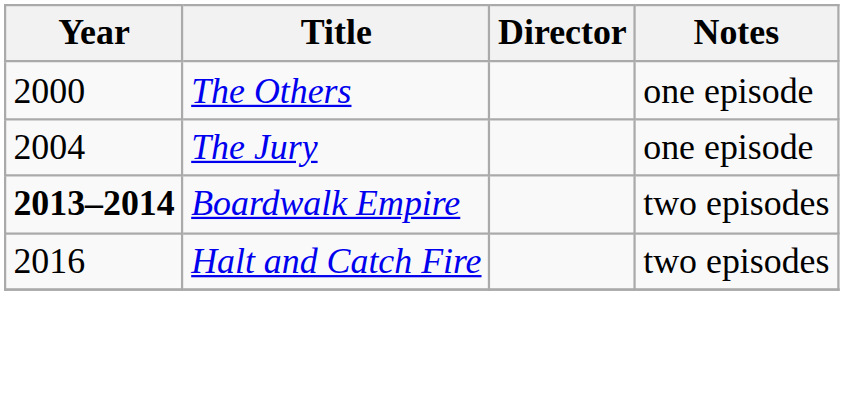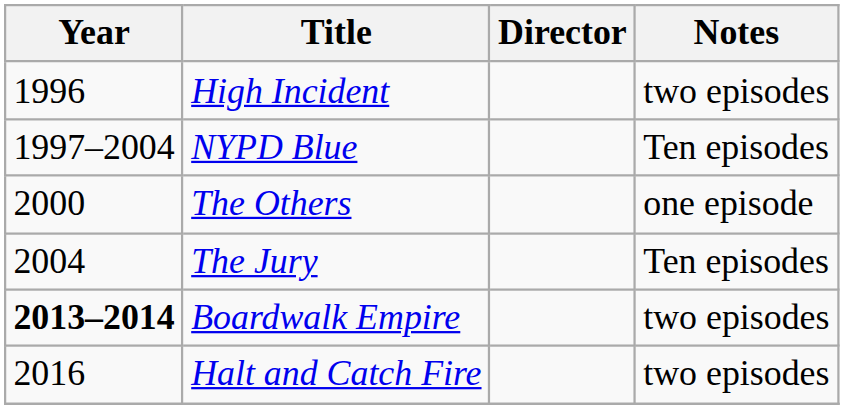+ row: (290, 89)
+ row: (274, 146)
(728, 146) one episode -> (736, 260) Ten episodes
